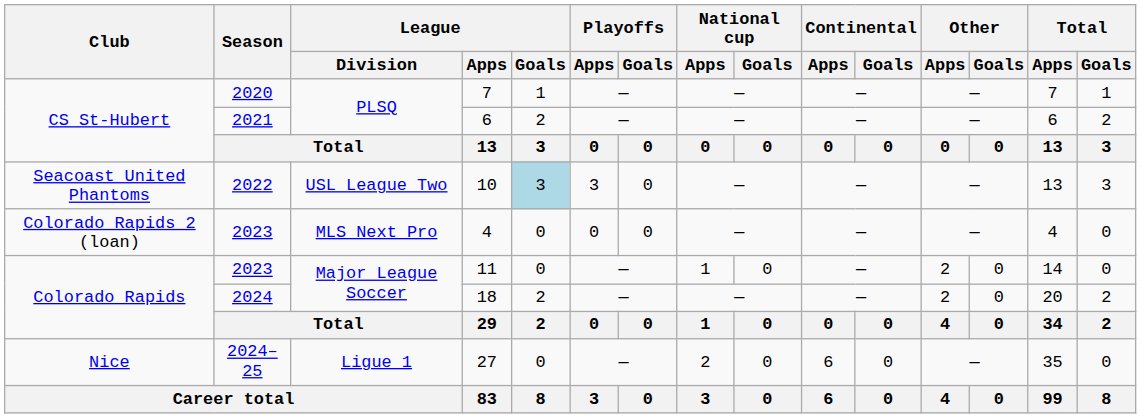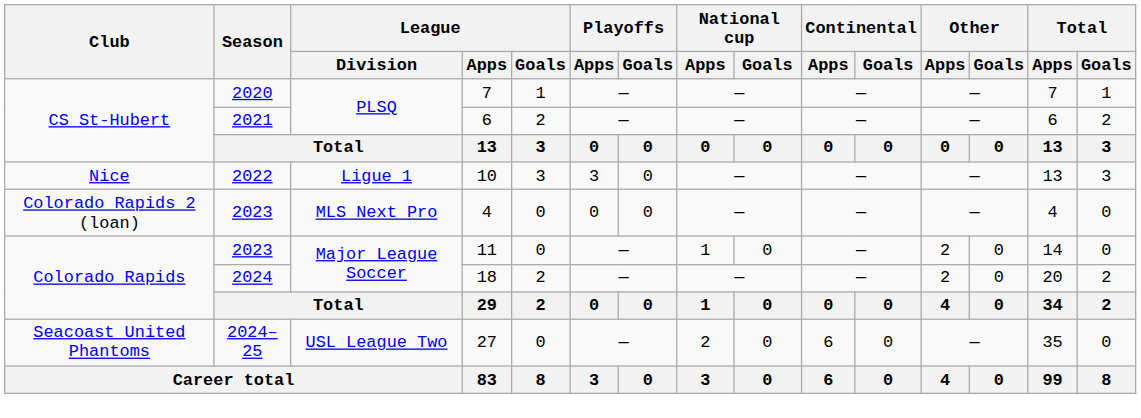(109, 185) Seacoast United Phantoms -> (109, 176) Nice
(377, 185) USL League Two -> (377, 176) Ligue 1
(540, 185) lightblue background -> (540, 176) no background
(109, 362) Nice -> (109, 343) Seacoast United Phantoms
(377, 362) Ligue 1 -> (377, 343) USL League Two
